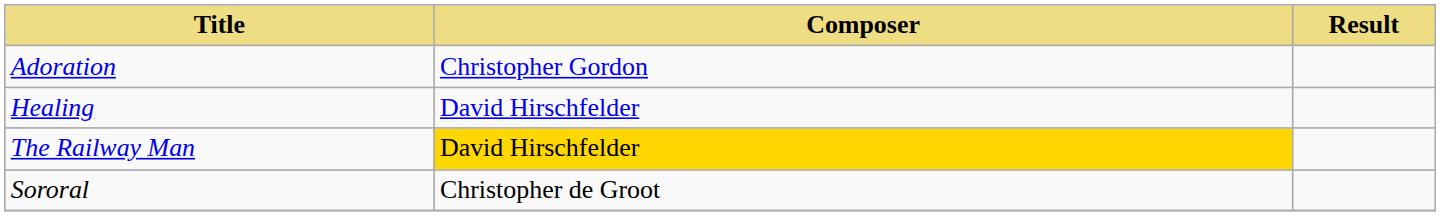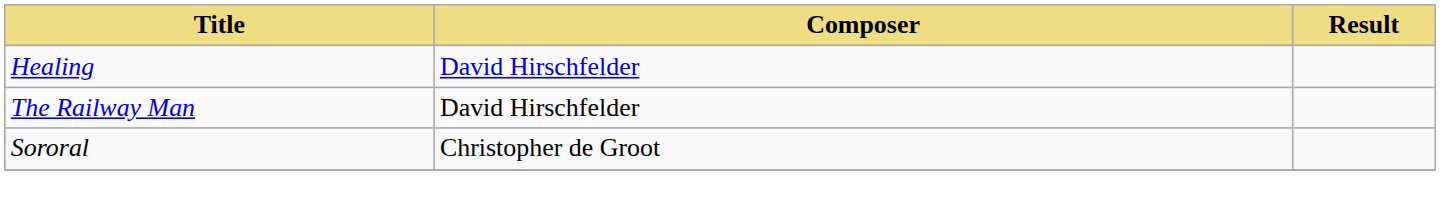- row: (63, 66)
(540, 148) gold background -> (540, 107) no background
